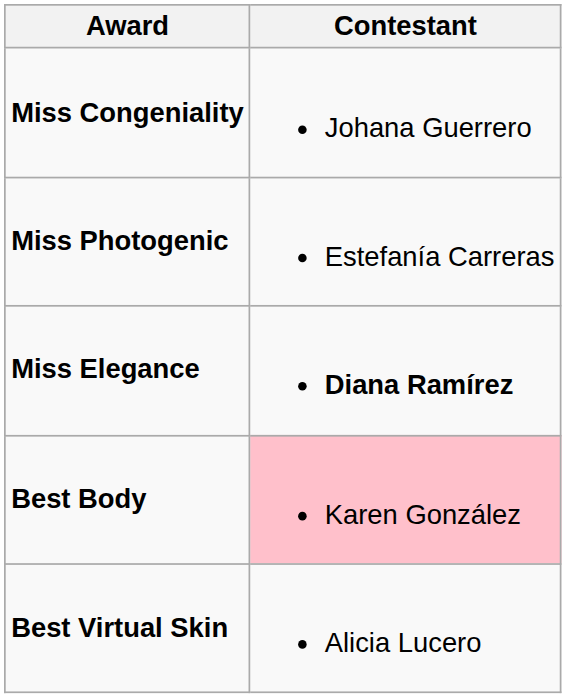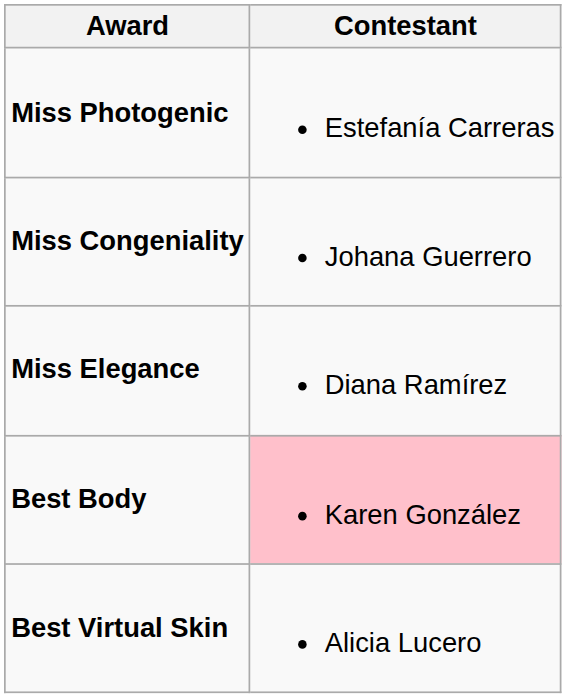rows swapped: (120, 241) <-> (127, 112)
(405, 386) bold -> (405, 386) normal
